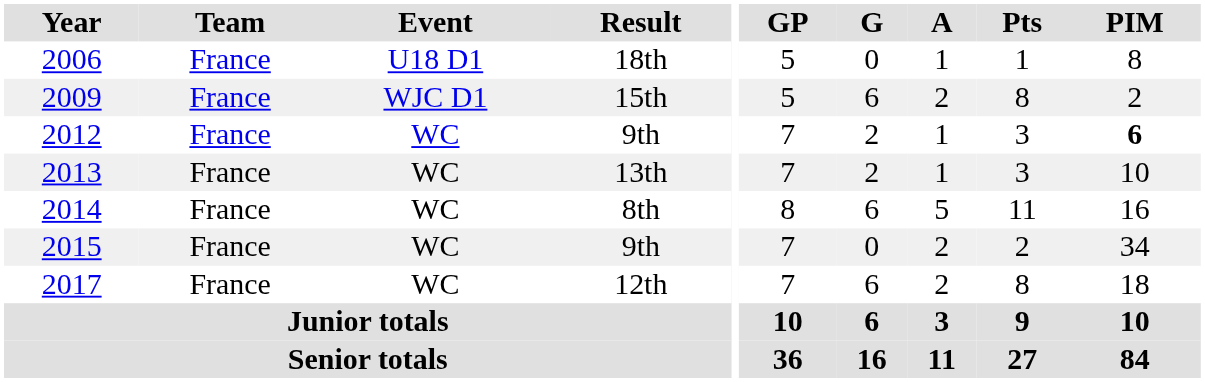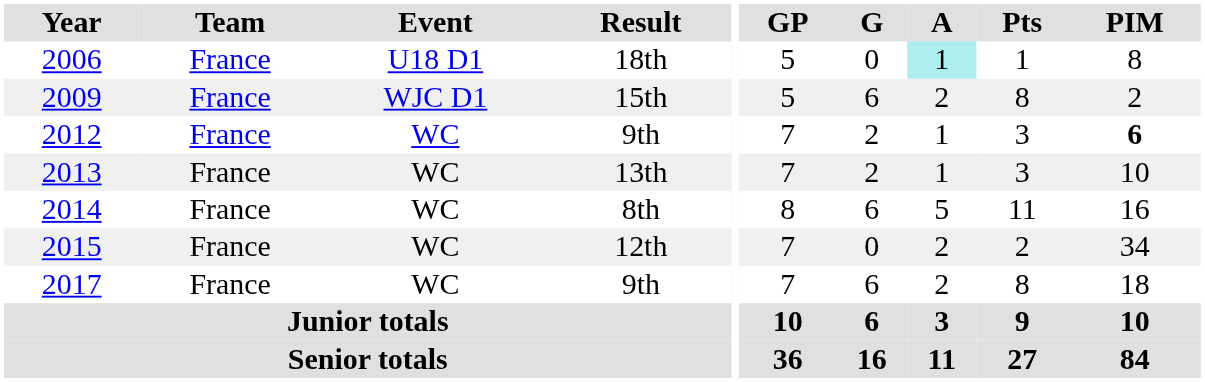(942, 59) no background -> (942, 59) paleturquoise background
(641, 246) 9th -> (641, 246) 12th
(641, 284) 12th -> (641, 284) 9th
